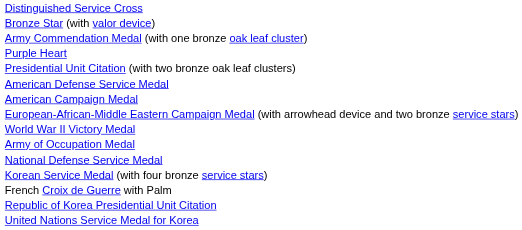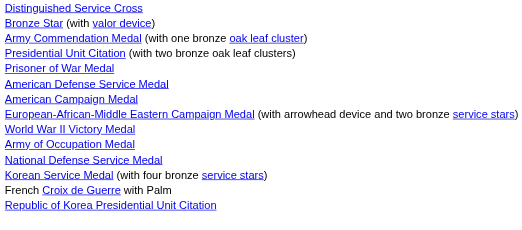- row: (36, 53)
+ row: (60, 69)
- row: (102, 220)
